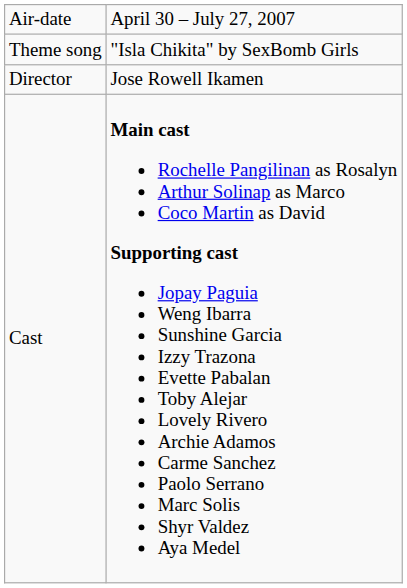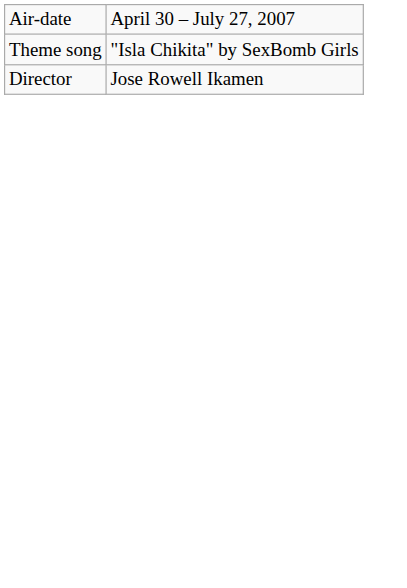- row: (26, 338)
